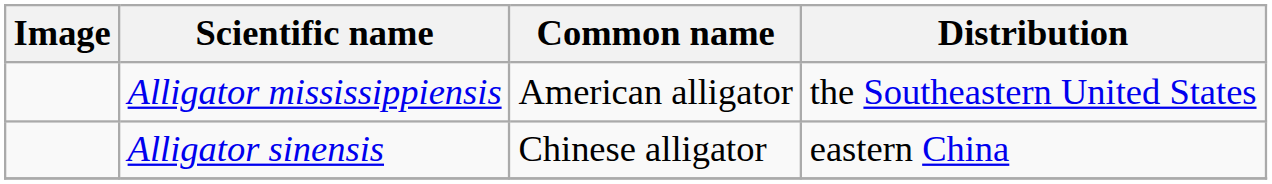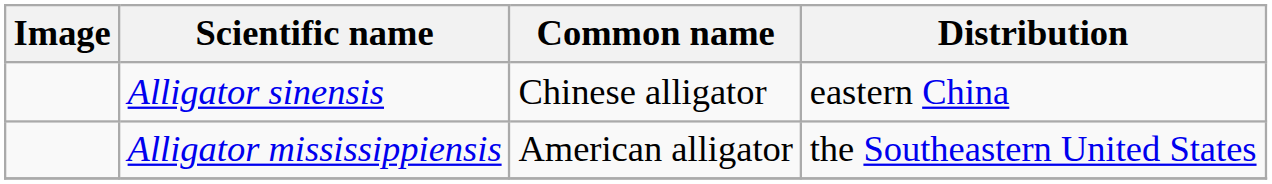rows swapped: (315, 91) <-> (256, 149)
